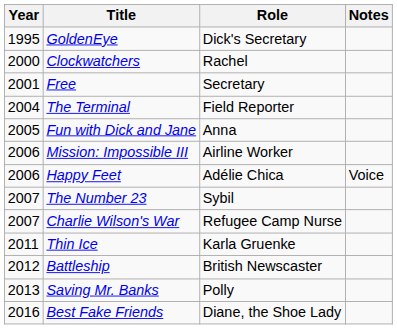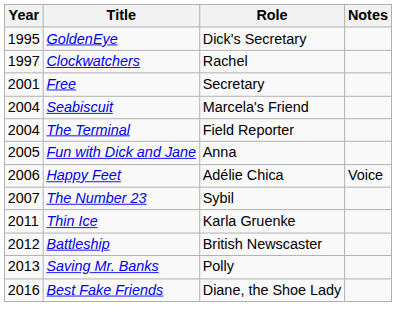(24, 61) 2000 -> (24, 61) 1997
+ row: (80, 107)
- row: (117, 152)
- row: (113, 221)
